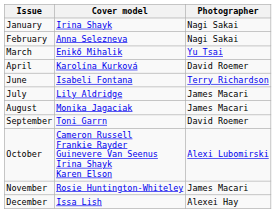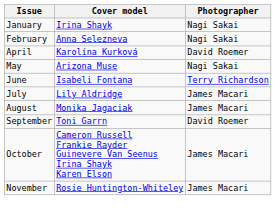- row: (19, 53)
+ row: (14, 66)
(228, 155) Alexi Lubomirski -> (218, 155) James Macari
- row: (27, 202)
